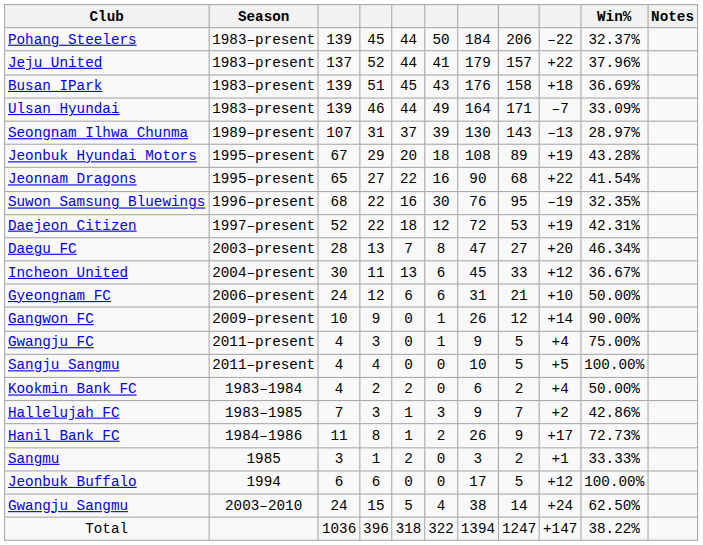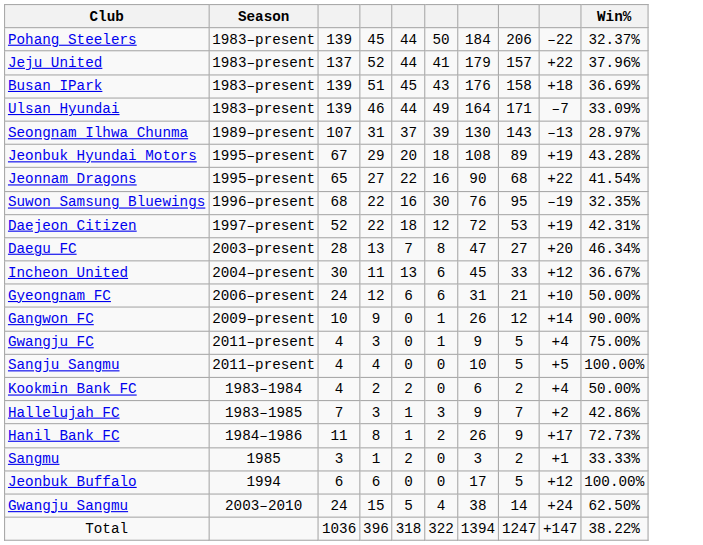- column: (673, 16)
